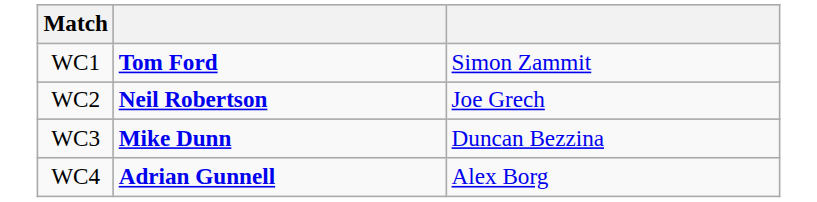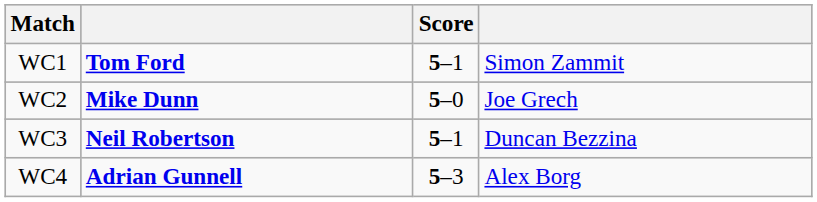+ column: (446, 24)
(193, 100) Neil Robertson -> (142, 100) Mike Dunn
(175, 138) Mike Dunn -> (160, 138) Neil Robertson
